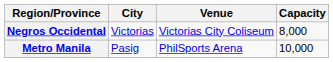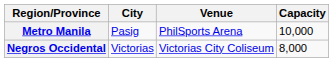rows swapped: (56, 48) <-> (56, 31)
